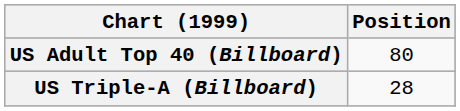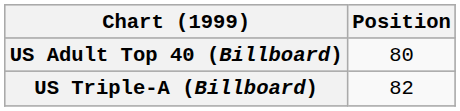(402, 88) 28 -> (402, 88) 82
